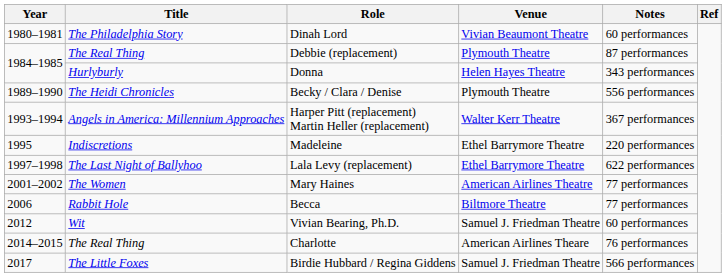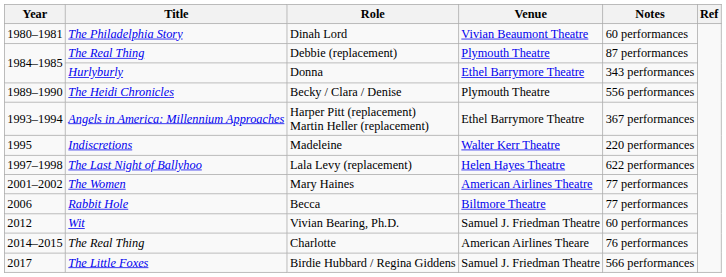(513, 72) Helen Hayes Theatre -> (523, 72) Ethel Barrymore Theatre
(511, 118) Walter Kerr Theatre -> (523, 118) Ethel Barrymore Theatre
(523, 145) Ethel Barrymore Theatre -> (511, 145) Walter Kerr Theatre
(523, 164) Ethel Barrymore Theatre -> (513, 164) Helen Hayes Theatre
